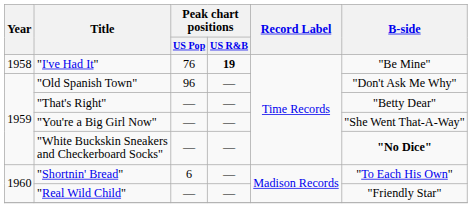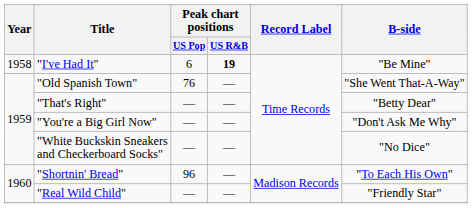(189, 64) 76 -> (189, 64) 6
(189, 83) 96 -> (189, 83) 76
(404, 83) "Don't Ask Me Why" -> (404, 83) "She Went That-A-Way"
(404, 121) "She Went That-A-Way" -> (404, 121) "Don't Ask Me Why"
(404, 148) bold -> (404, 148) normal
(189, 174) 6 -> (189, 174) 96
